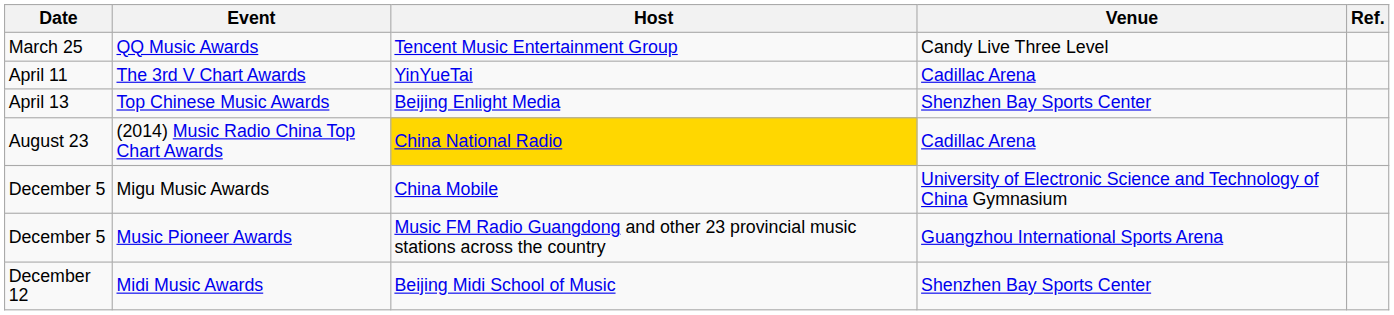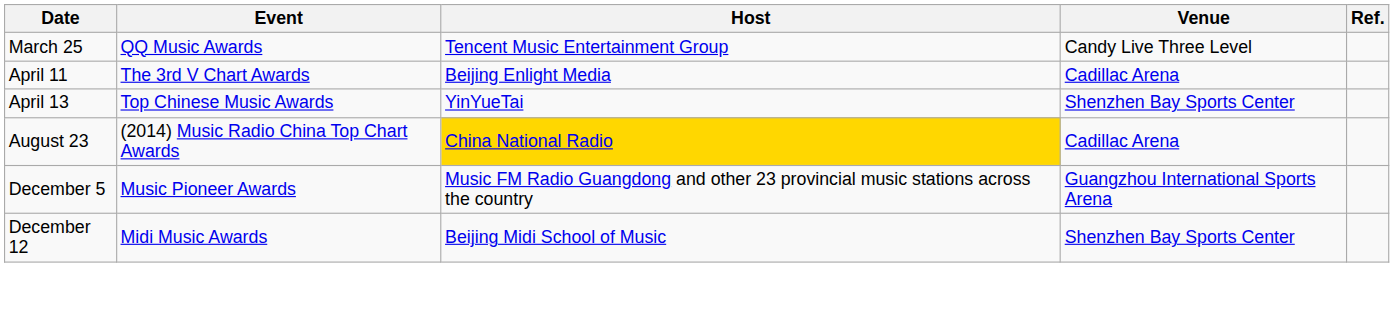(434, 74) YinYueTai -> (528, 74) Beijing Enlight Media
(477, 103) Beijing Enlight Media -> (484, 103) YinYueTai
- row: (193, 189)
